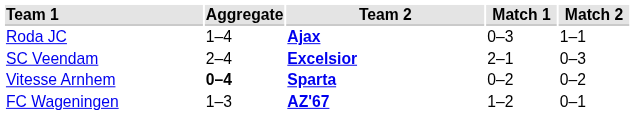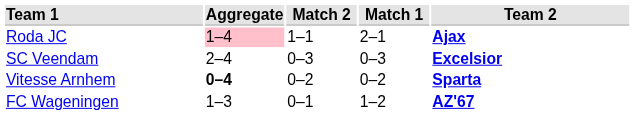columns swapped: (385, 14) <-> (594, 14)
(219, 37) no background -> (219, 37) pink background
(500, 37) 0–3 -> (373, 37) 2–1
(500, 58) 2–1 -> (373, 58) 0–3
